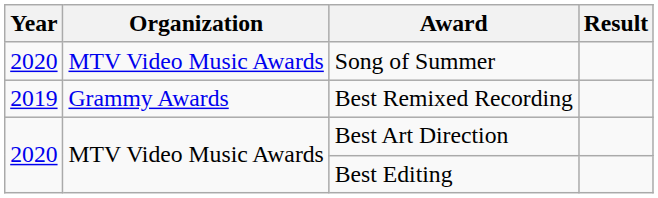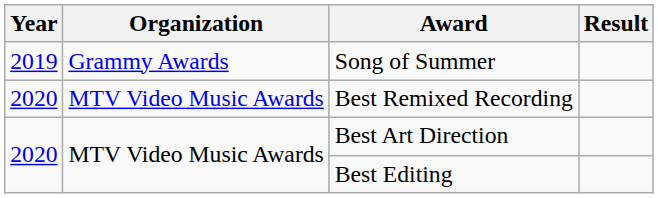(34, 60) 2020 -> (34, 60) 2019
(196, 60) MTV Video Music Awards -> (149, 60) Grammy Awards
(34, 98) 2019 -> (34, 98) 2020
(149, 98) Grammy Awards -> (196, 98) MTV Video Music Awards
